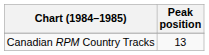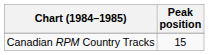(180, 42) 13 -> (180, 42) 15
